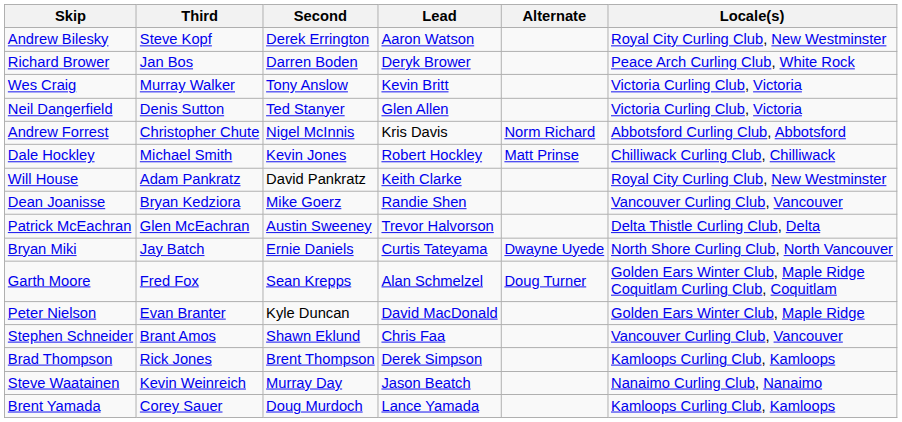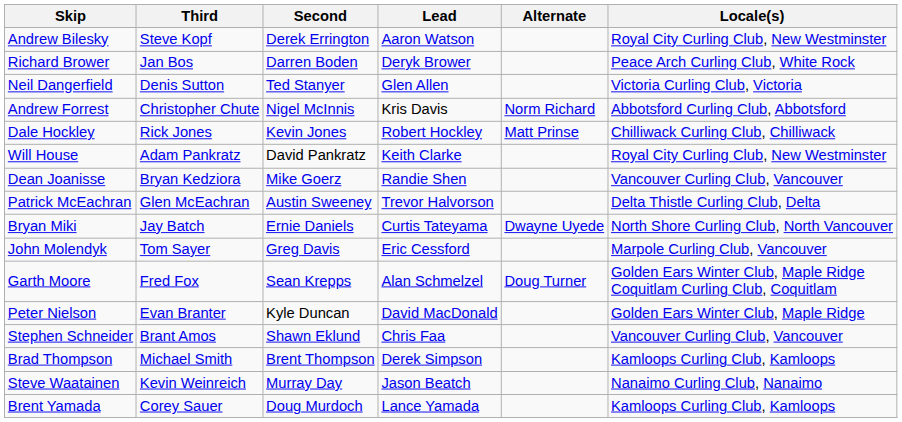- row: (42, 86)
(186, 156) Michael Smith -> (176, 132) Rick Jones
+ row: (57, 249)
(176, 359) Rick Jones -> (186, 359) Michael Smith
